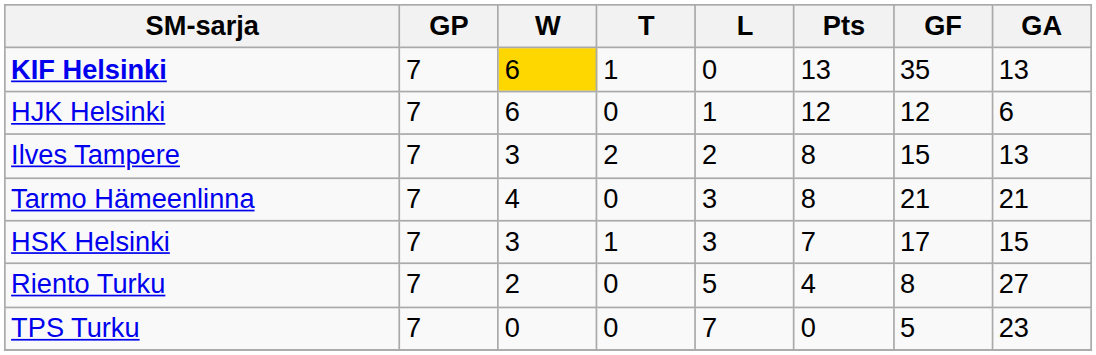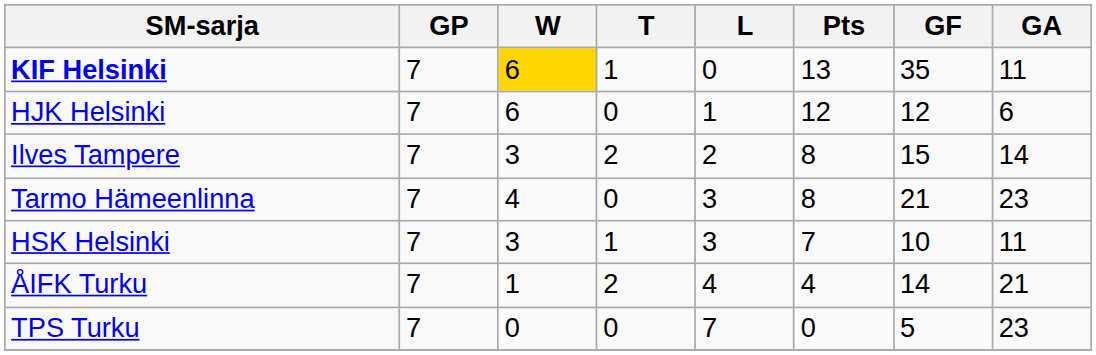(1014, 69) 13 -> (1013, 69) 11
(1014, 155) 13 -> (1014, 155) 14
(1014, 198) 21 -> (1014, 198) 23
(915, 241) 17 -> (915, 241) 10
(1014, 241) 15 -> (1013, 241) 11
+ row: (79, 284)
- row: (88, 284)
